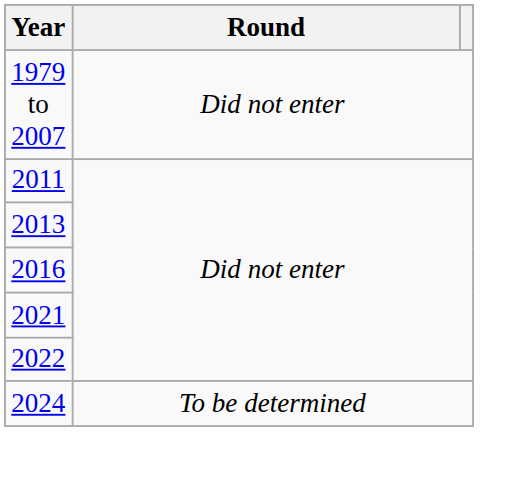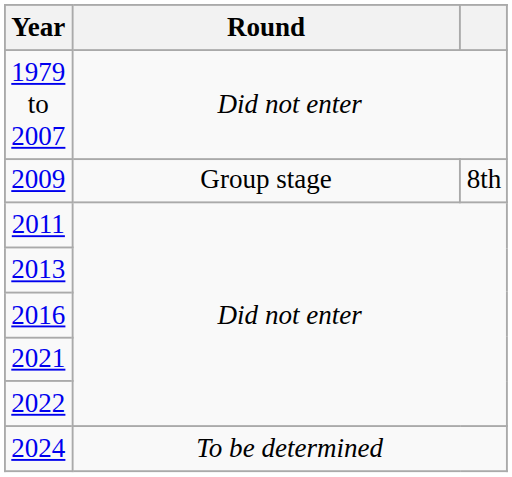+ row: (38, 180)
